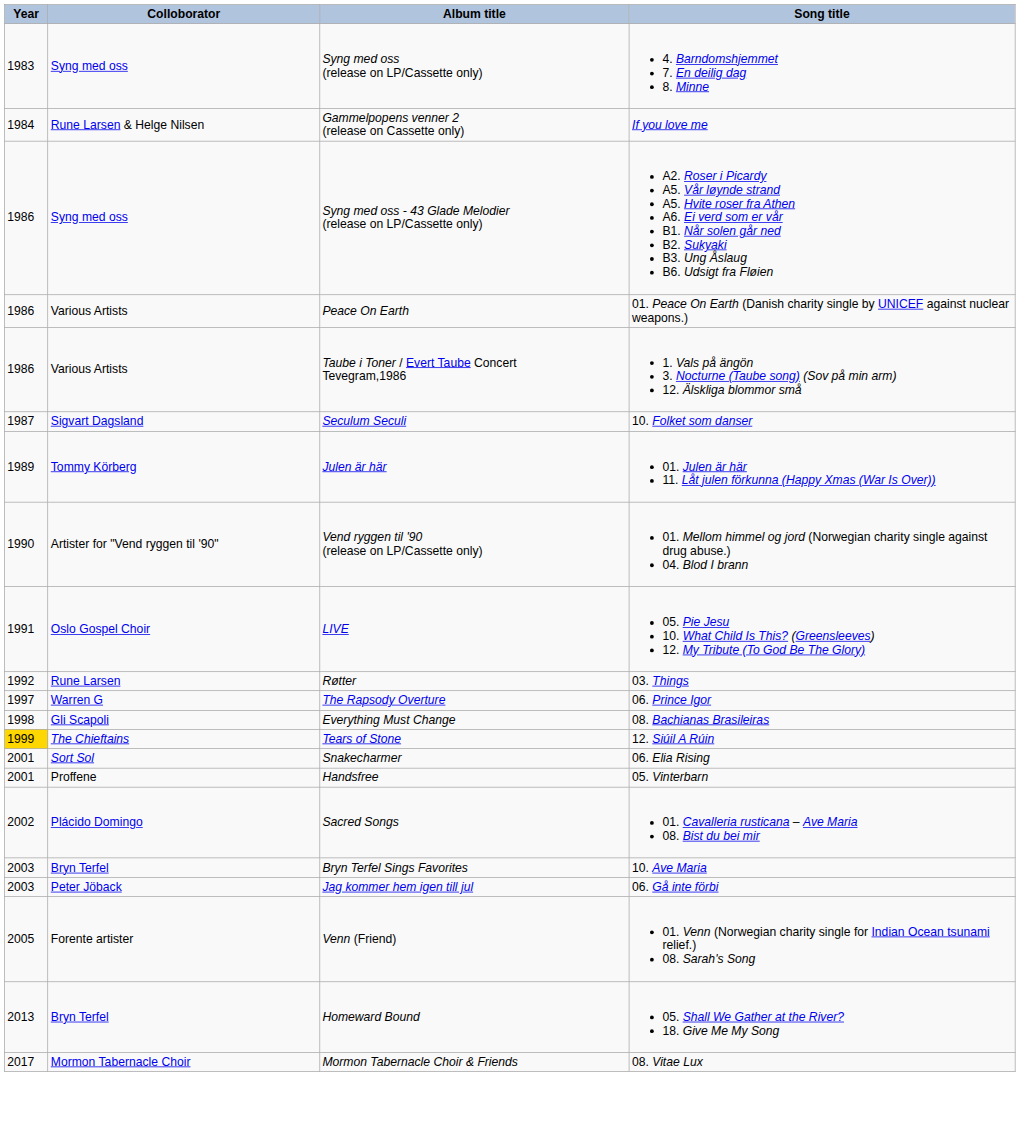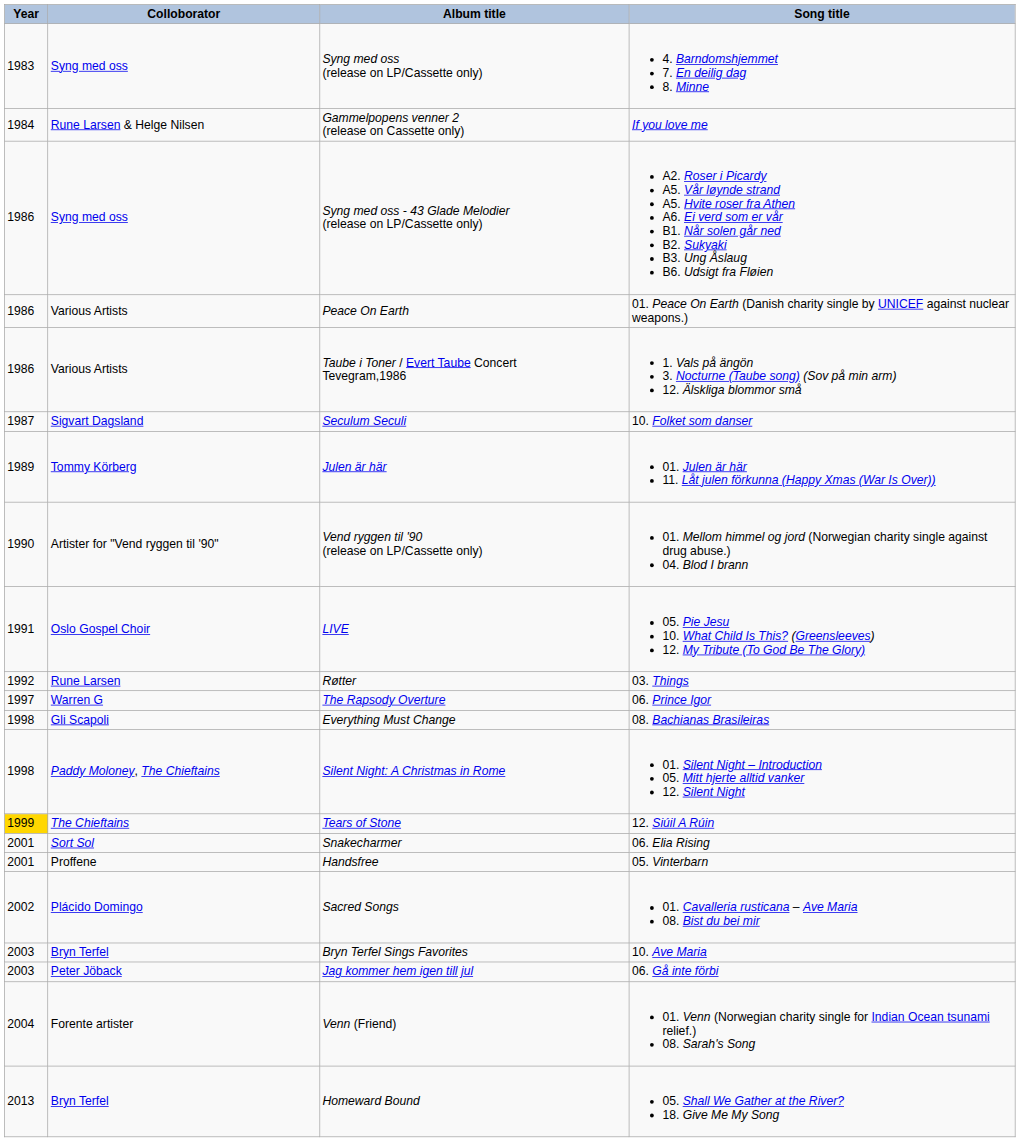+ row: (414, 771)
(21, 939) 2005 -> (21, 1023) 2004
- row: (420, 1062)
